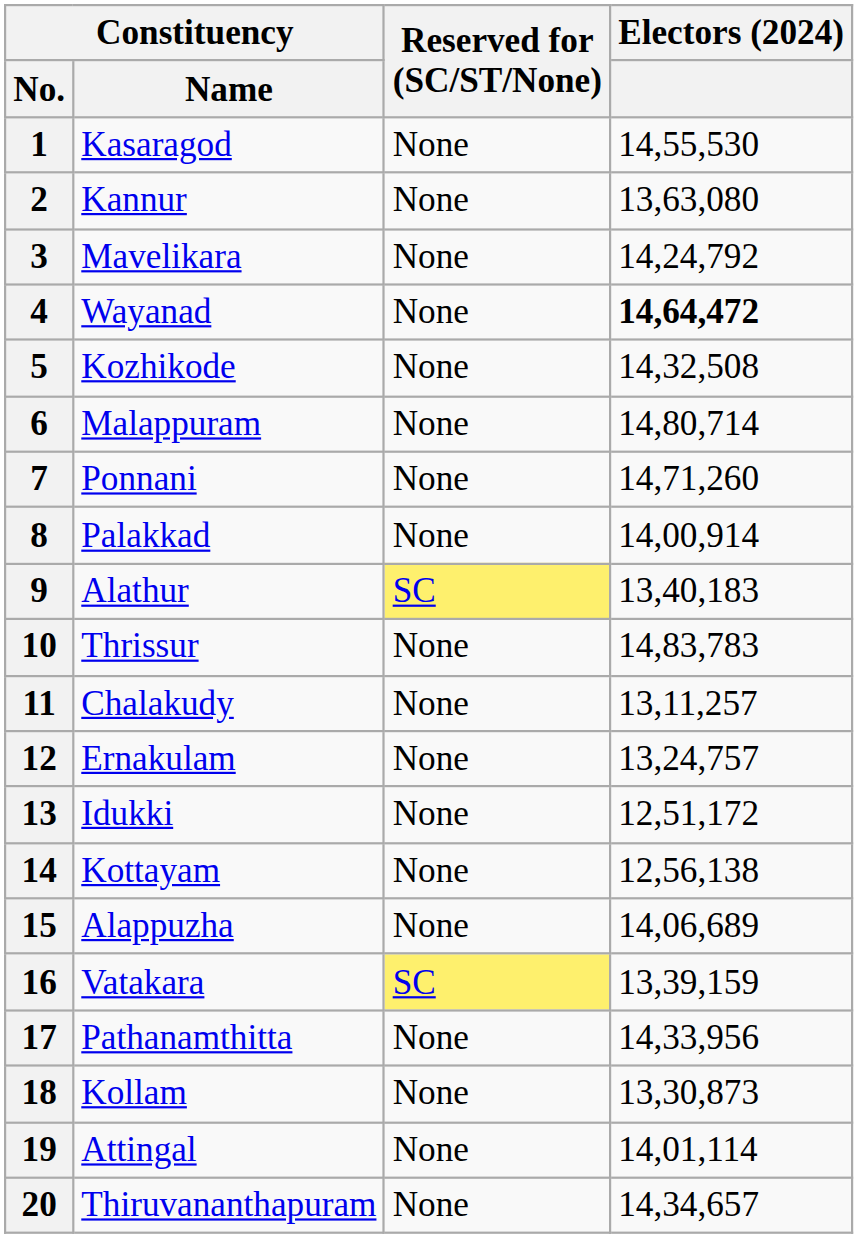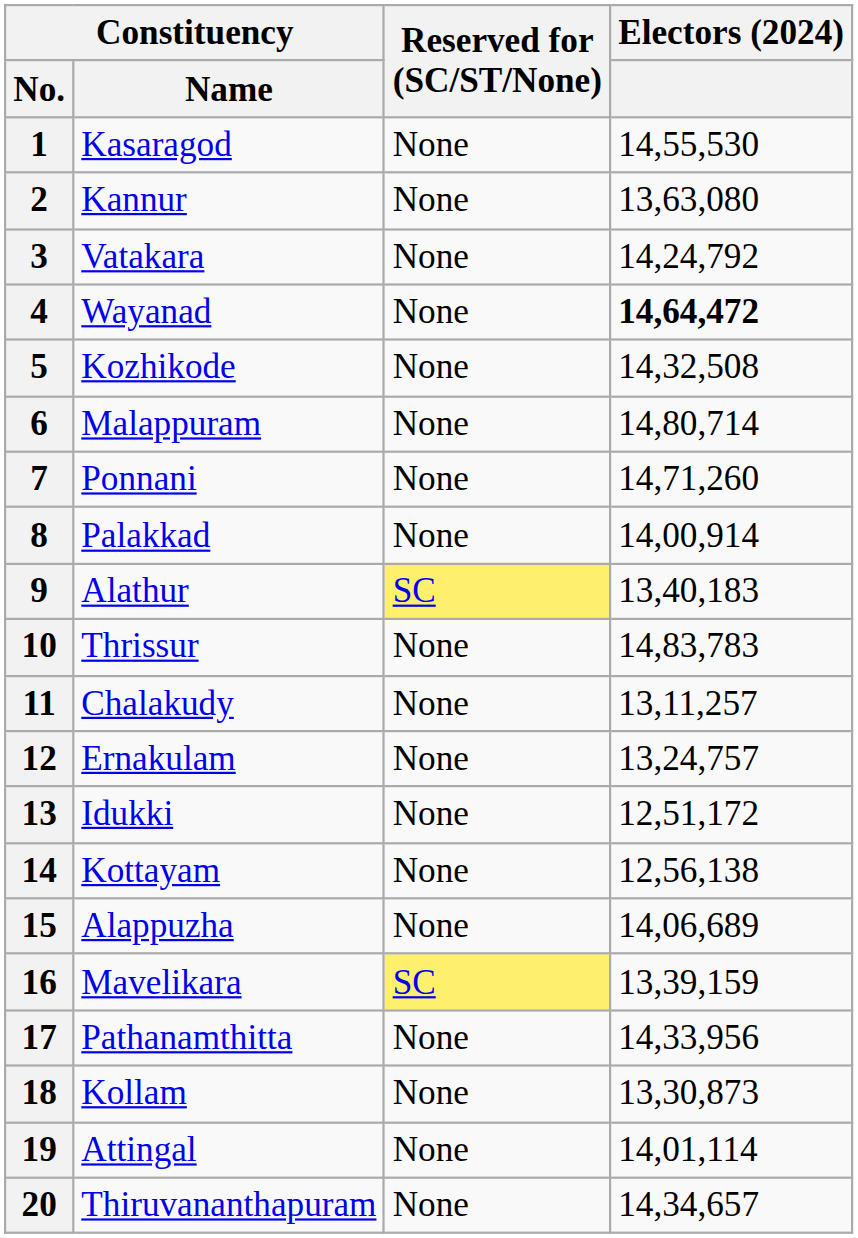(161, 255) Mavelikara -> (143, 255) Vatakara
(143, 981) Vatakara -> (161, 981) Mavelikara
